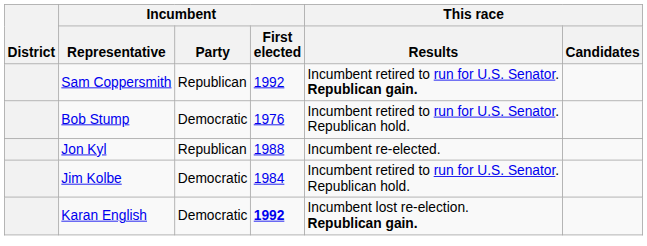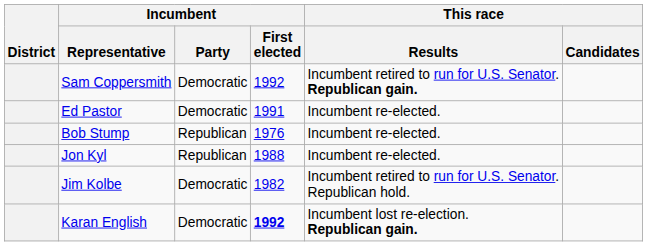(212, 82) Republican -> (213, 82) Democratic
+ row: (92, 111)
(213, 119) Democratic -> (212, 133) Republican
(433, 119) Incumbent retired to run for U.S. Senator. Republican hold. -> (374, 133) Incumbent re-elected.
(269, 178) 1984 -> (269, 185) 1982
